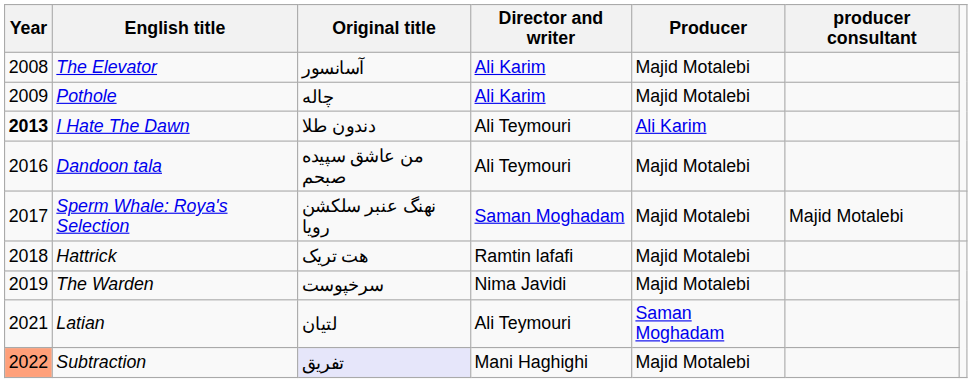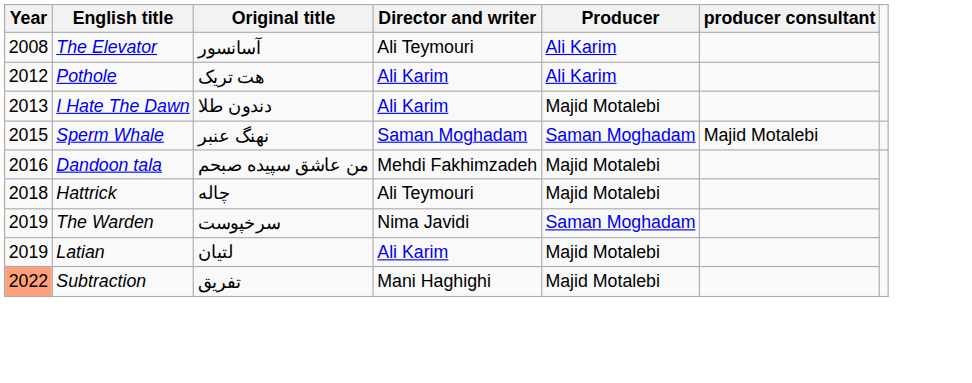(510, 67) Ali Karim -> (426, 47) Ali Teymouri
(693, 67) Majid Motalebi -> (581, 47) Ali Karim
(28, 96) 2009 -> (28, 76) 2012
(318, 97) چاله -> (231, 77) هت تریک
(693, 96) Majid Motalebi -> (581, 76) Ali Karim
(28, 125) bold -> (28, 105) normal
(523, 125) Ali Teymouri -> (413, 105) Ali Karim
(671, 125) Ali Karim -> (603, 105) Majid Motalebi
+ row: (110, 135)
(523, 165) Ali Teymouri -> (457, 164) Mehdi Fakhimzadeh
- row: (142, 216)
(335, 256) هت تریک -> (214, 194) چاله
(524, 255) Ramtin lafafi -> (426, 193) Ali Teymouri
(693, 285) Majid Motalebi -> (620, 222) Saman Moghadam
(28, 323) 2021 -> (28, 252) 2019
(523, 323) Ali Teymouri -> (413, 252) Ali Karim
(680, 323) Saman Moghadam -> (603, 252) Majid Motalebi
(323, 363) lavender background -> (219, 282) no background
